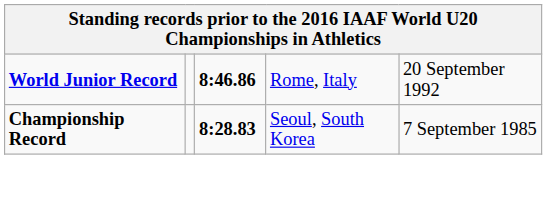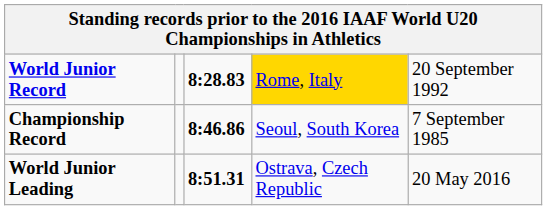(227, 79) 8:46.86 -> (216, 79) 8:28.83
(313, 79) no background -> (299, 79) gold background
(227, 129) 8:28.83 -> (216, 129) 8:46.86
+ row: (62, 179)
